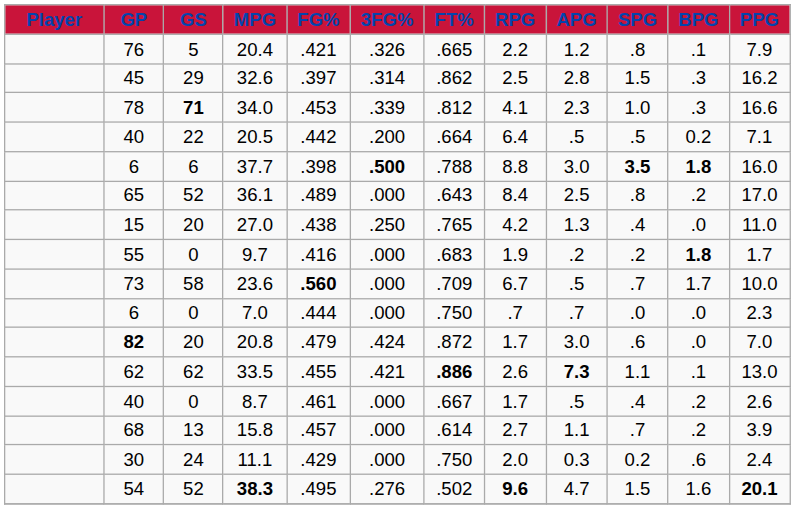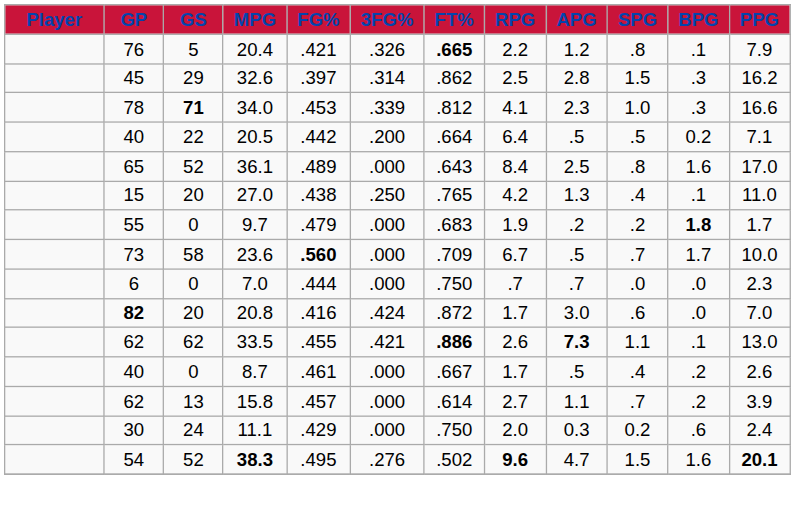(454, 49) normal -> (454, 49) bold
- row: (255, 166)
(698, 196) .2 -> (698, 166) 1.6
(698, 225) .0 -> (698, 196) .1
(318, 254) .416 -> (318, 225) .479
(318, 343) .479 -> (318, 313) .416
(134, 431) 68 -> (134, 401) 62
